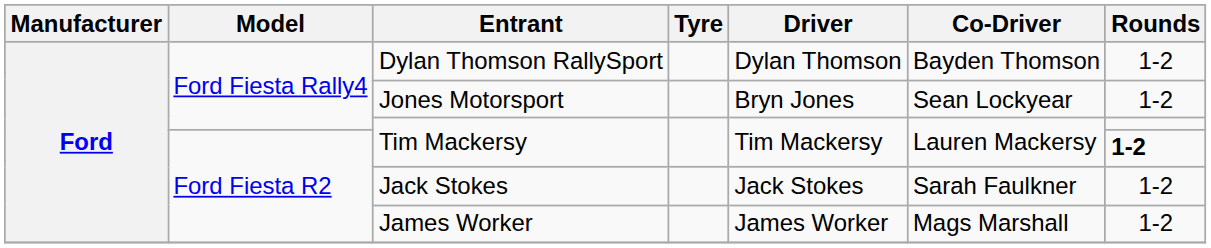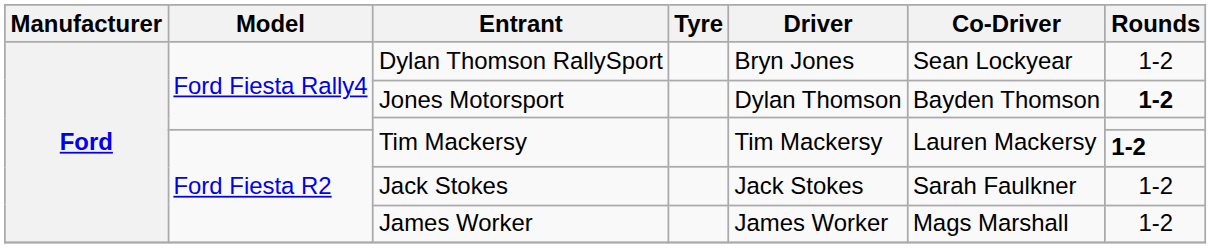(818, 61) Dylan Thomson -> (794, 61) Bryn Jones
(1006, 61) Bayden Thomson -> (993, 61) Sean Lockyear
(794, 99) Bryn Jones -> (818, 99) Dylan Thomson
(993, 99) Sean Lockyear -> (1006, 99) Bayden Thomson
(1156, 99) normal -> (1156, 99) bold
